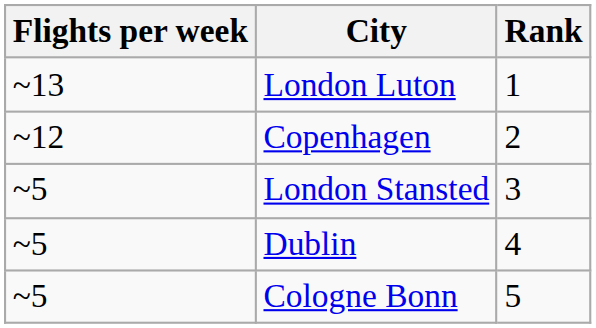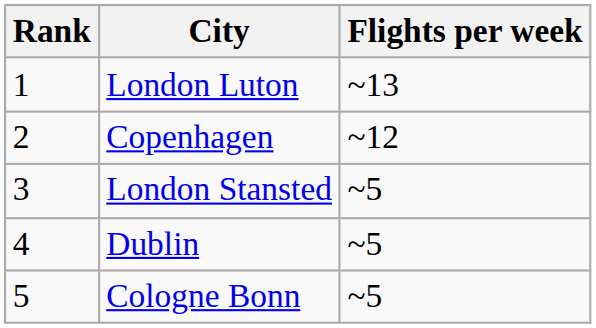columns swapped: (544, 31) <-> (130, 31)
